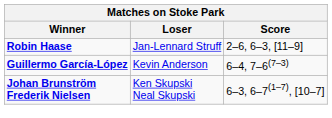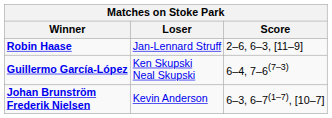(170, 65) Kevin Anderson -> (164, 70) Ken Skupski Neal Skupski
(164, 89) Ken Skupski Neal Skupski -> (170, 99) Kevin Anderson
